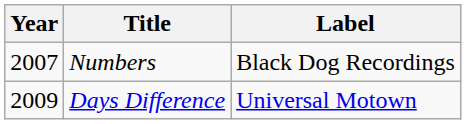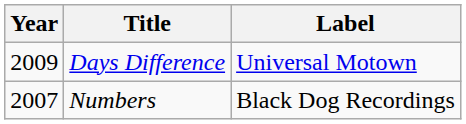rows swapped: (113, 61) <-> (147, 99)
